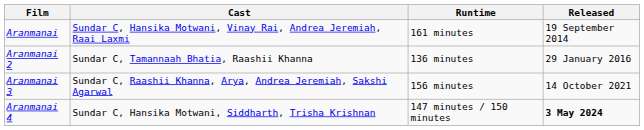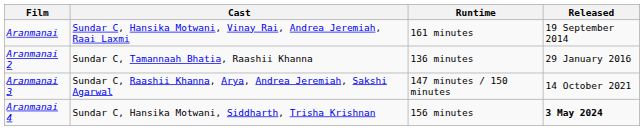(442, 86) 156 minutes -> (459, 86) 147 minutes / 150 minutes
(459, 112) 147 minutes / 150 minutes -> (442, 112) 156 minutes
